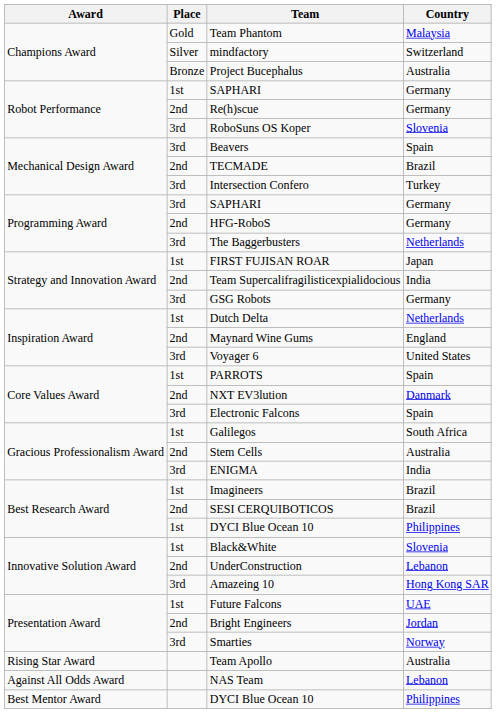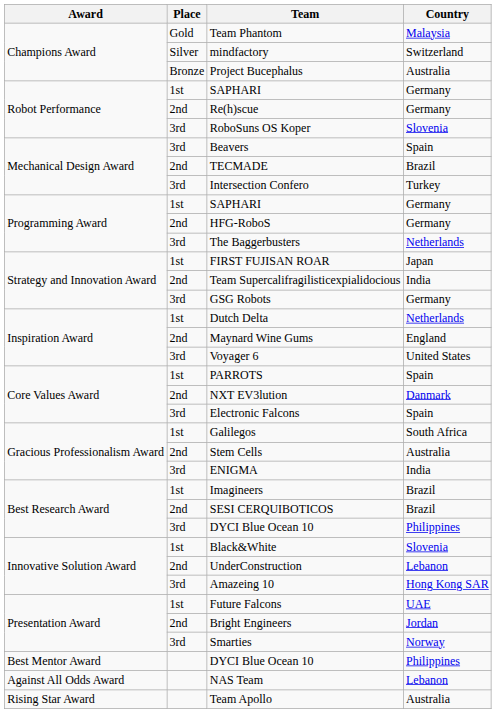(178, 204) 3rd -> (177, 204) 1st
(177, 527) 1st -> (178, 527) 3rd
rows swapped: (51, 661) <-> (54, 699)
